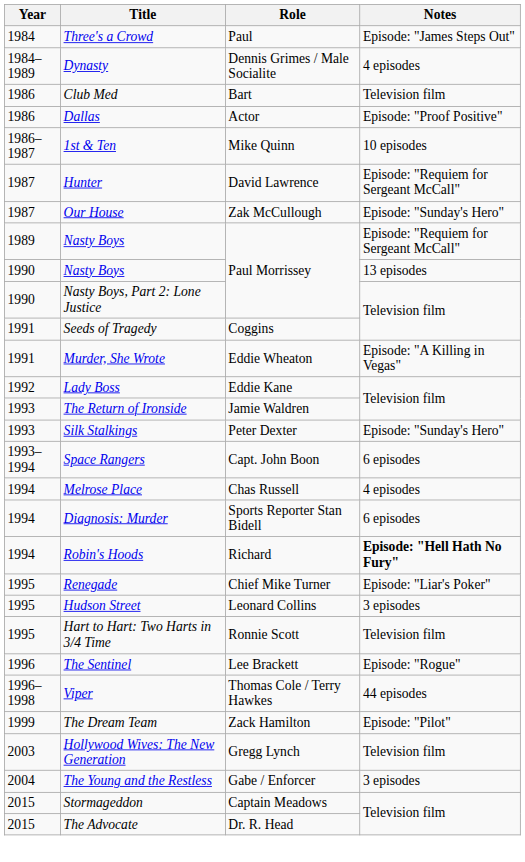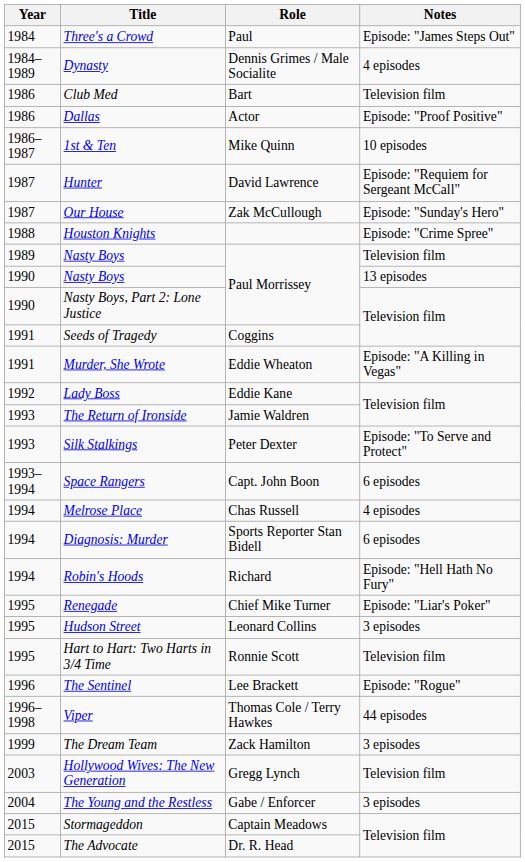+ row: (21, 233)
(425, 241) Episode: "Requiem for Sergeant McCall" -> (404, 255) Television film
(434, 430) Episode: "Sunday's Hero" -> (427, 444) Episode: "To Serve and Protect"
(432, 555) bold -> (428, 576) normal
(407, 722) Episode: "Pilot" -> (391, 744) 3 episodes
